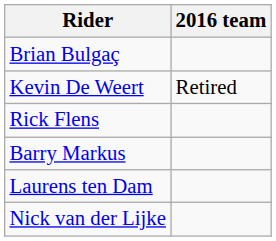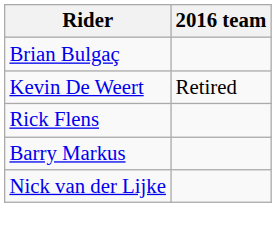- row: (81, 185)
